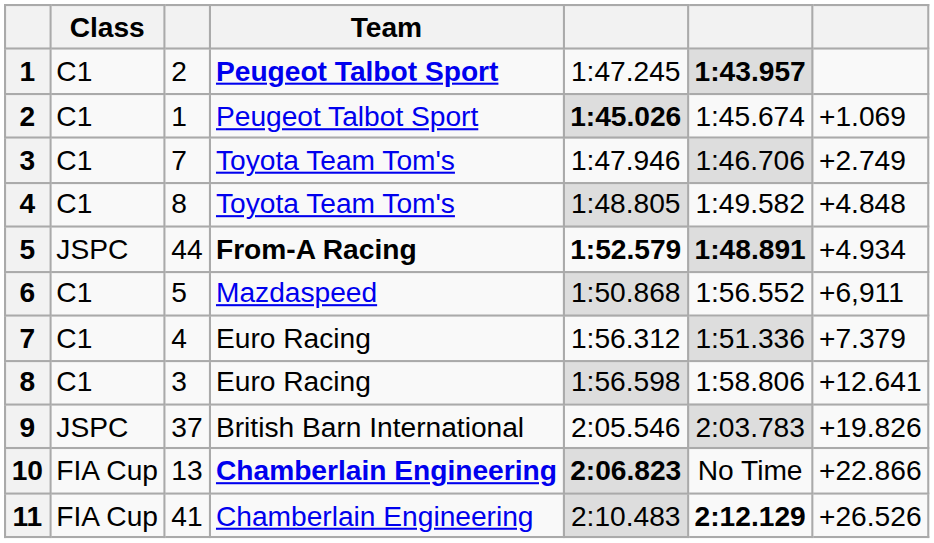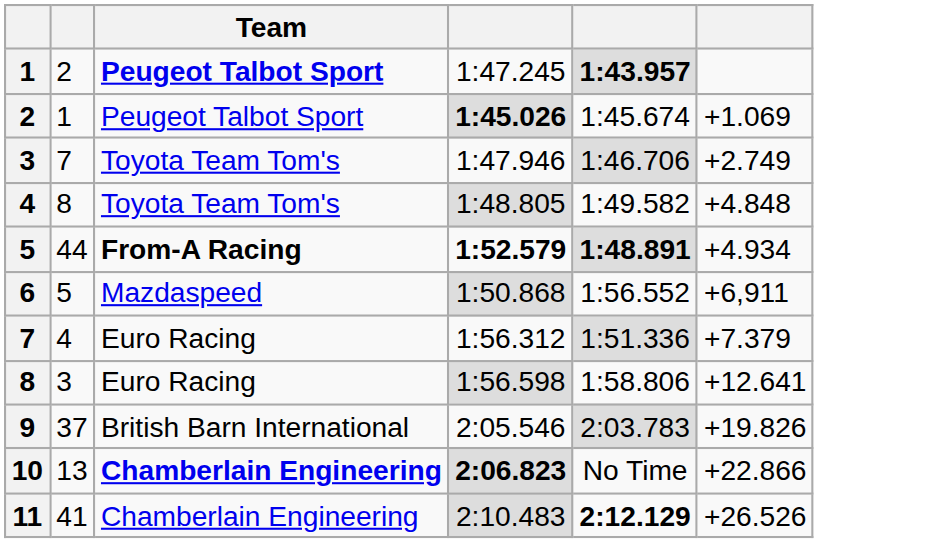- column: (107, 27)
